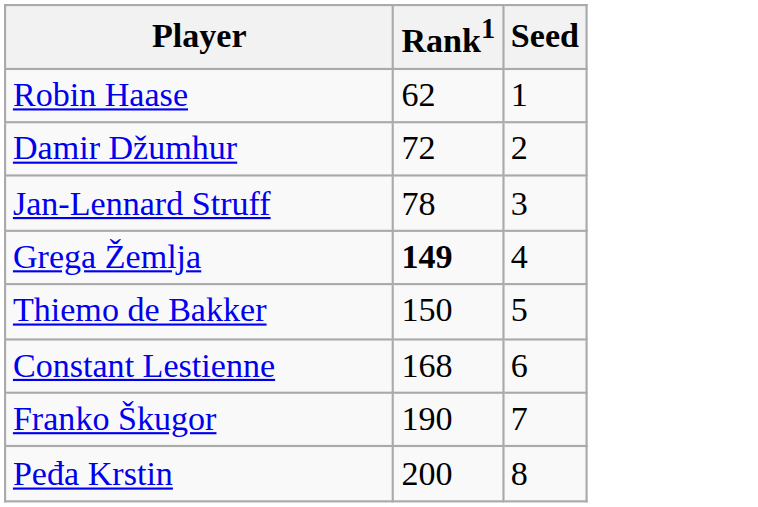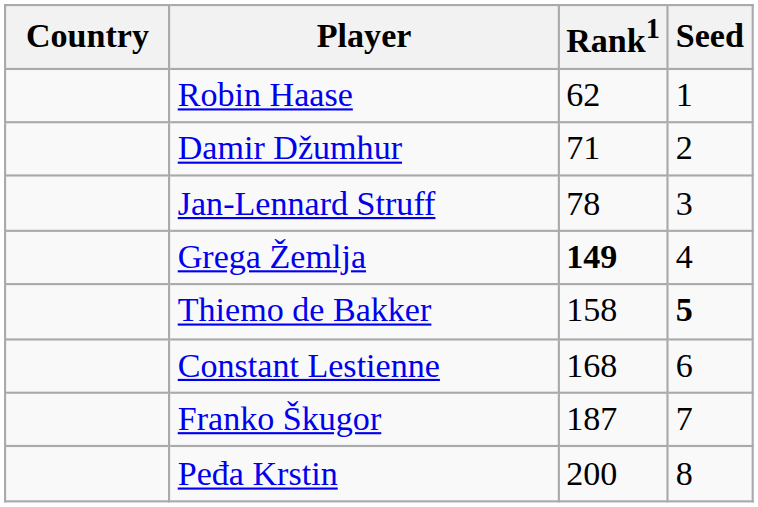+ column: (87, 36)
(418, 148) 72 -> (583, 148) 71
(427, 310) 150 -> (592, 310) 158
(519, 310) normal -> (684, 310) bold
(427, 419) 190 -> (592, 419) 187
